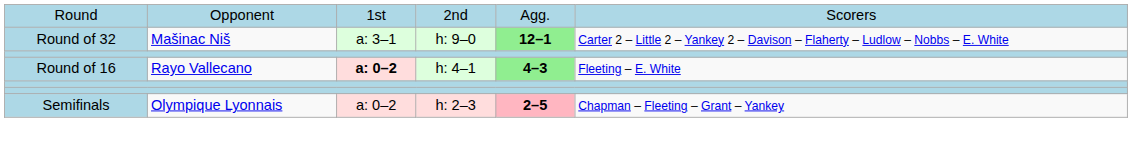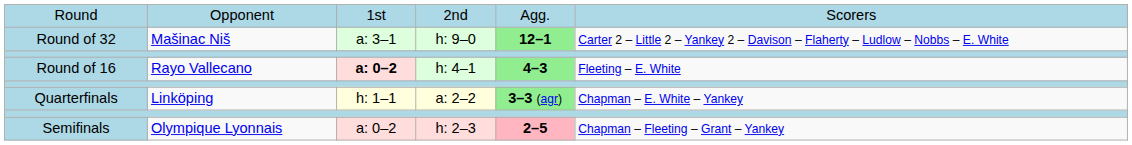+ row: (76, 98)
